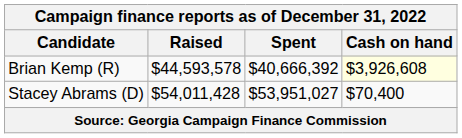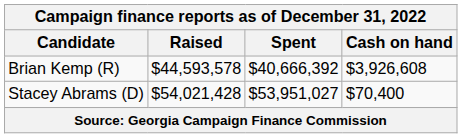(386, 68) lightyellow background -> (386, 68) no background
(196, 94) $54,011,428 -> (196, 94) $54,021,428
